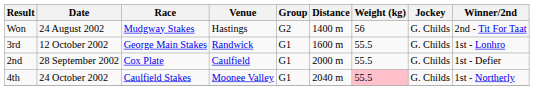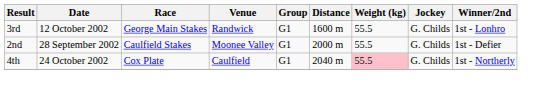- row: (16, 28)
(144, 61) Cox Plate -> (157, 45) Caulfield Stakes
(231, 61) Caulfield -> (243, 45) Moonee Valley
(157, 77) Caulfield Stakes -> (144, 61) Cox Plate
(243, 77) Moonee Valley -> (231, 61) Caulfield
